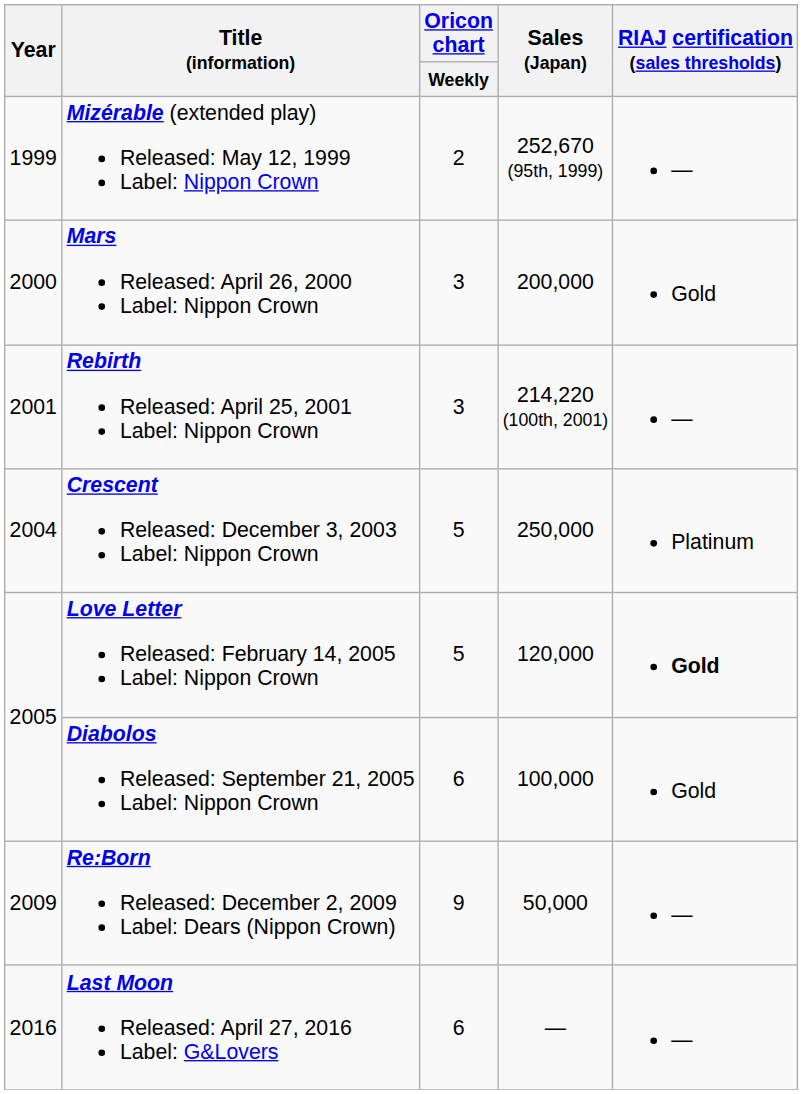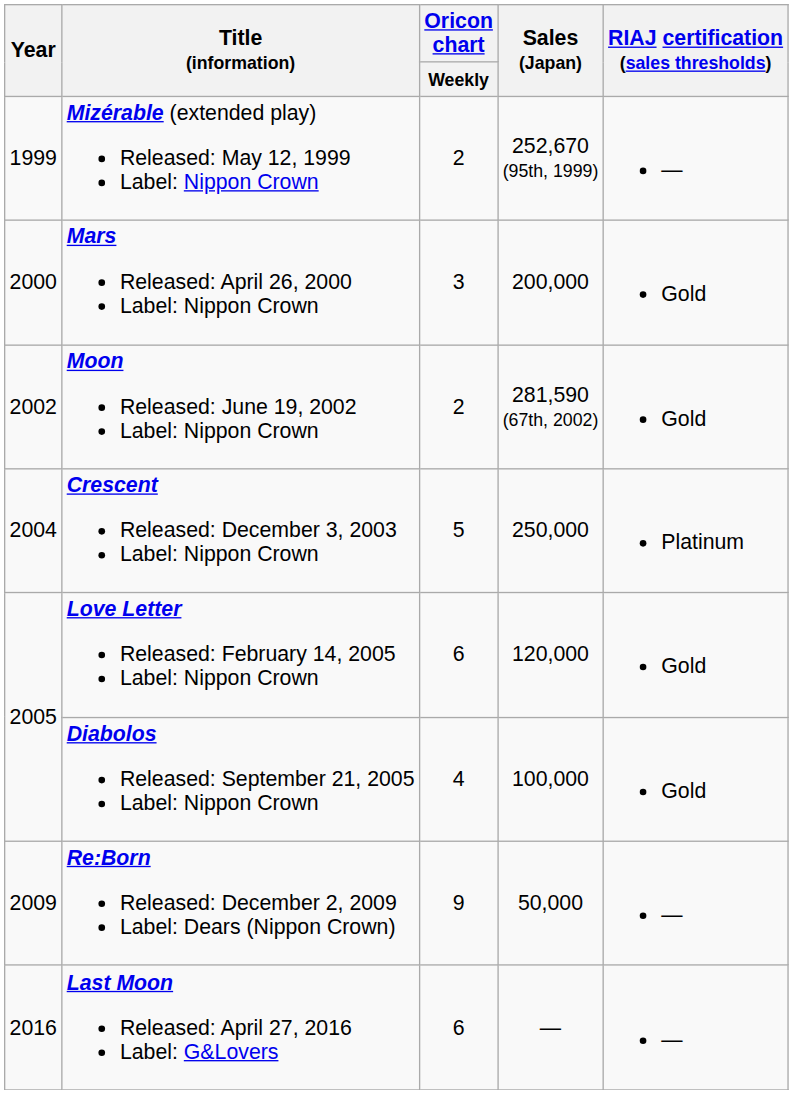- row: (241, 396)
+ row: (241, 396)
(459, 654) 5 -> (459, 654) 6
(705, 667) bold -> (696, 667) normal
(459, 778) 6 -> (459, 778) 4
